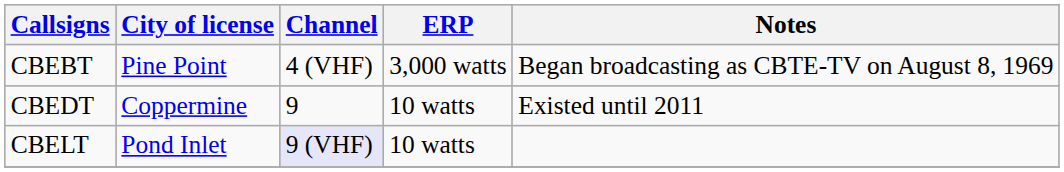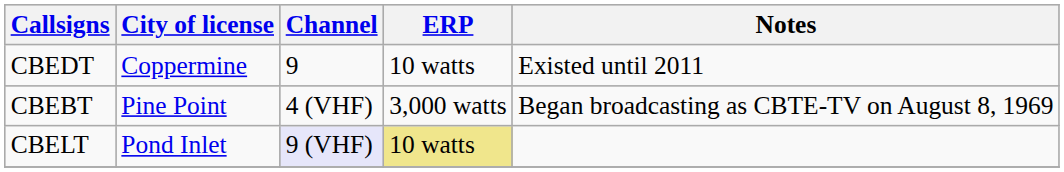rows swapped: (52, 105) <-> (52, 65)
(432, 145) no background -> (432, 145) khaki background
